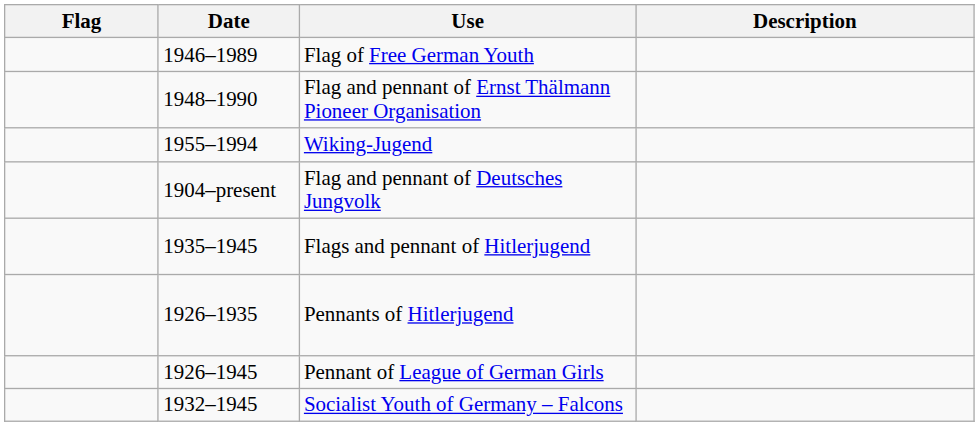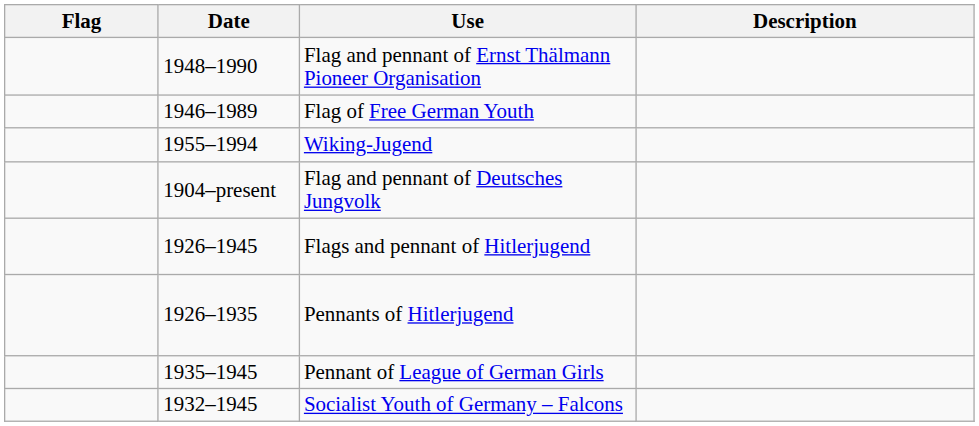rows swapped: (419, 54) <-> (457, 99)
(210, 246) 1935–1945 -> (210, 246) 1926–1945
(210, 371) 1926–1945 -> (210, 371) 1935–1945
